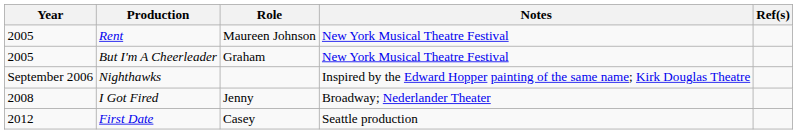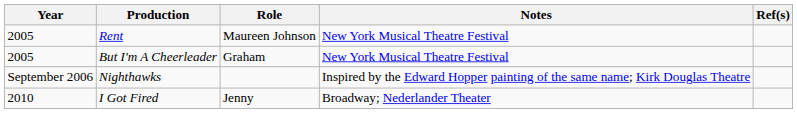(21, 98) 2008 -> (21, 98) 2010
- row: (126, 118)
